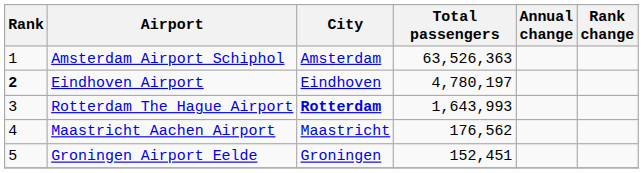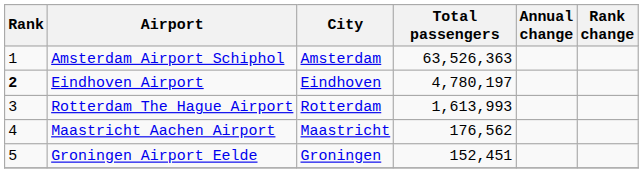(341, 107) bold -> (341, 107) normal
(472, 107) 1,643,993 -> (472, 107) 1,613,993
